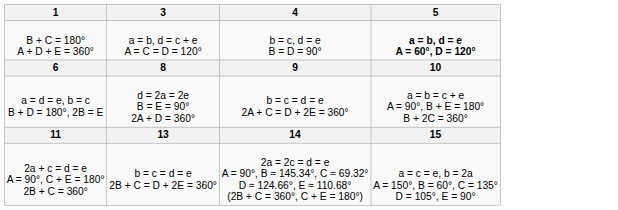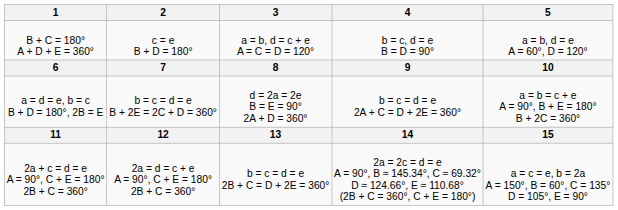+ column: (163, 12)
(436, 46) bold -> (548, 46) normal
